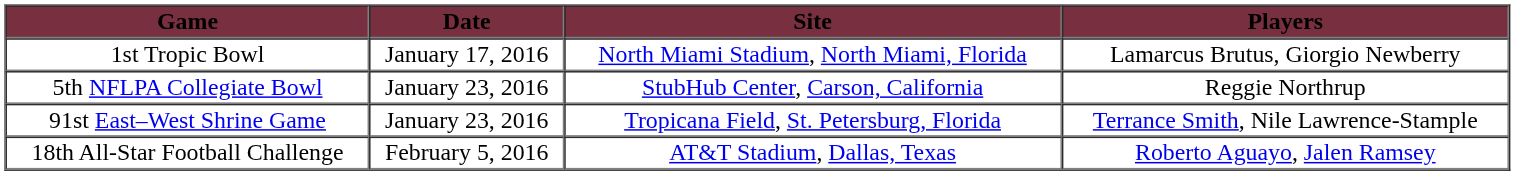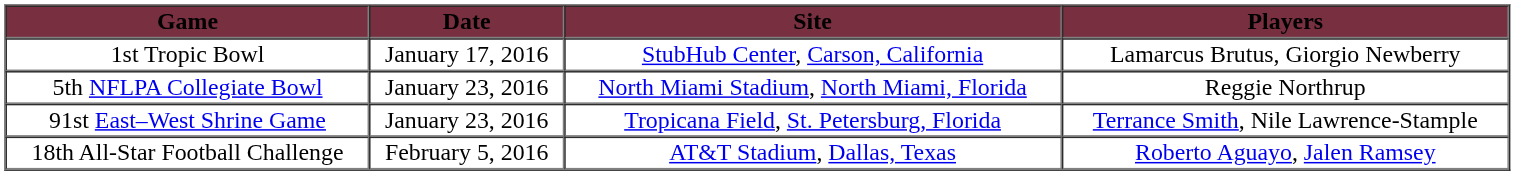(813, 54) North Miami Stadium, North Miami, Florida -> (813, 54) StubHub Center, Carson, California
(813, 87) StubHub Center, Carson, California -> (813, 87) North Miami Stadium, North Miami, Florida
